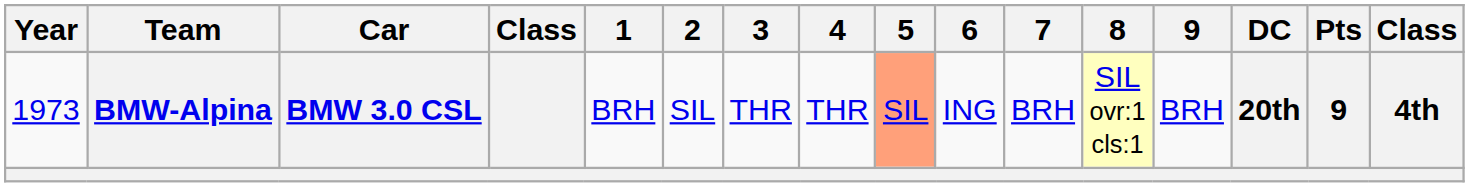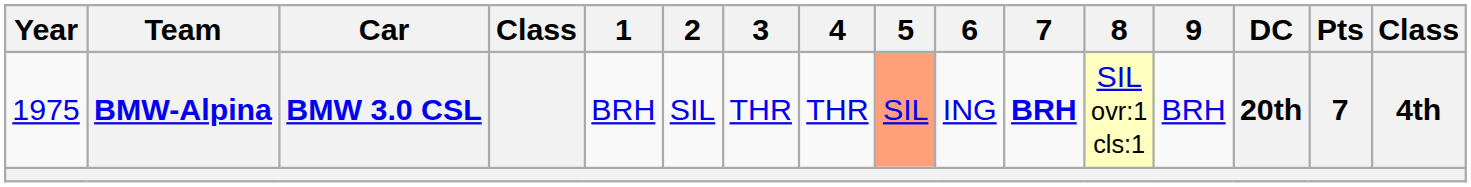(46, 110) 1973 -> (46, 110) 1975
(1043, 110) normal -> (1044, 110) bold
(1339, 110) 9 -> (1340, 110) 7
